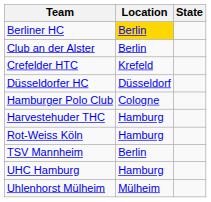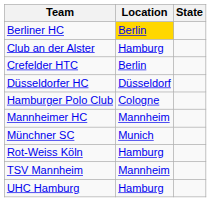(132, 48) Berlin -> (141, 48) Hamburg
(136, 65) Krefeld -> (132, 65) Berlin
- row: (56, 118)
+ row: (47, 118)
+ row: (41, 135)
(132, 153) Berlin -> (144, 170) Mannheim
- row: (56, 188)
